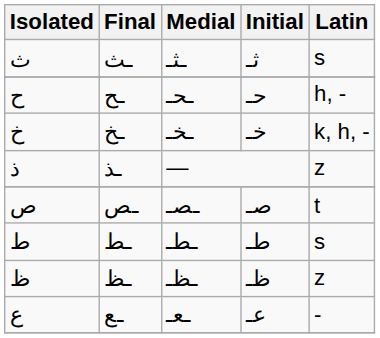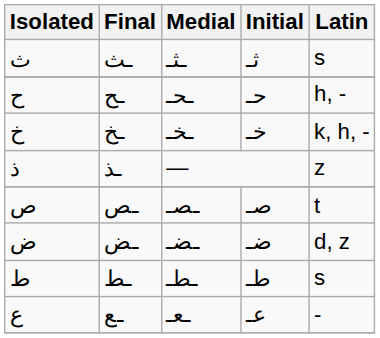+ row: (121, 242)
- row: (118, 278)
